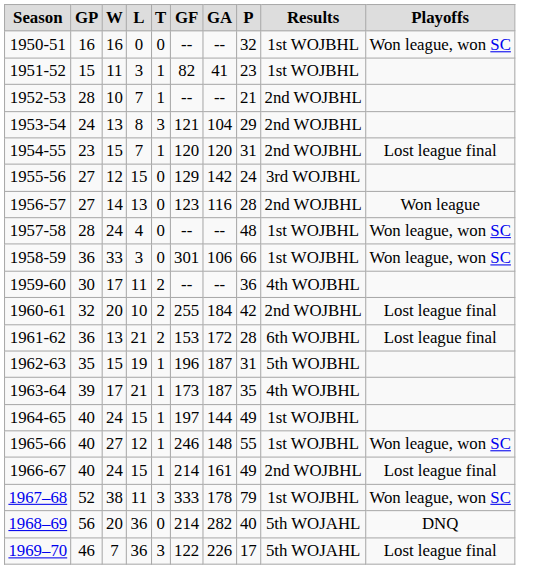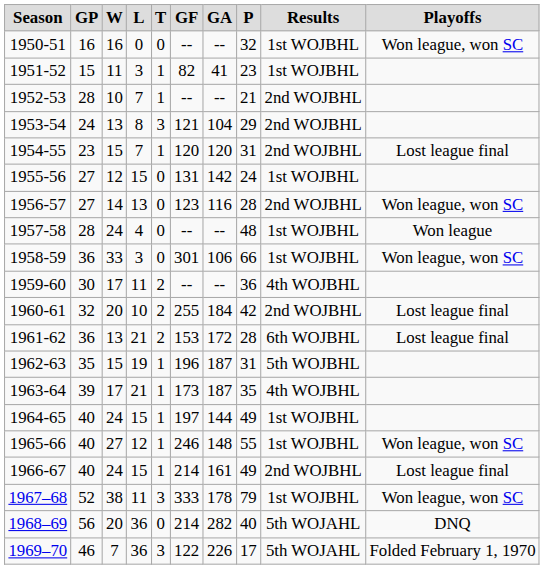(187, 177) 129 -> (187, 177) 131
(313, 177) 3rd WOJBHL -> (313, 177) 1st WOJBHL
(440, 204) Won league -> (453, 204) Won league, won SC
(440, 230) Won league, won SC -> (453, 230) Won league
(440, 550) Lost league final -> (453, 550) Folded February 1, 1970
